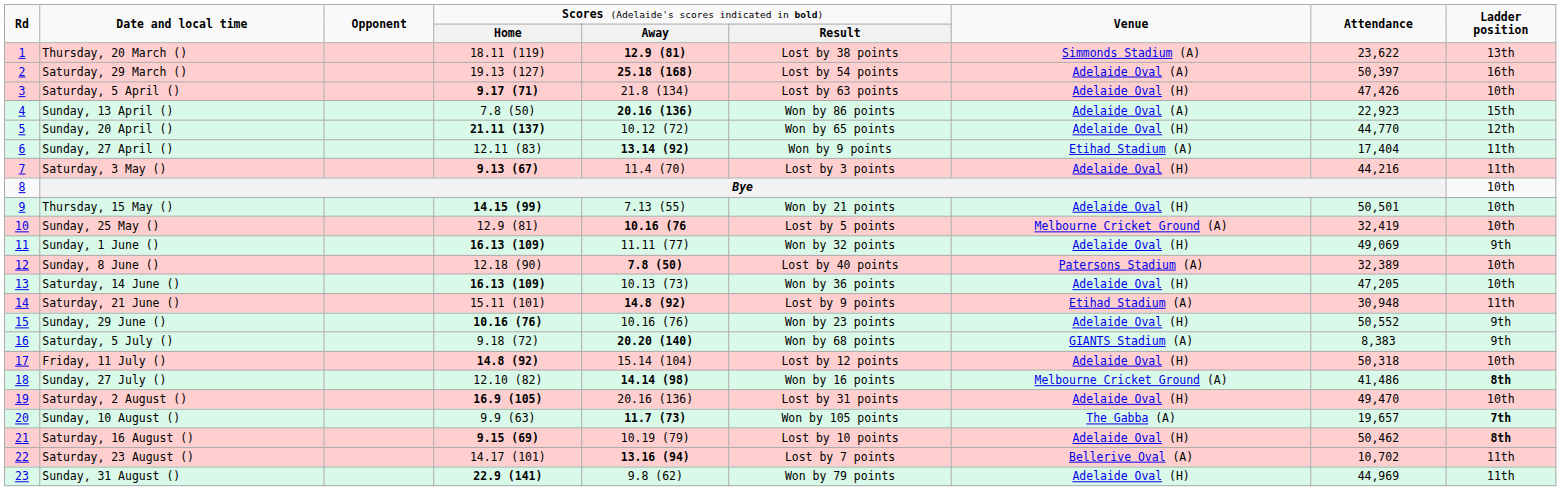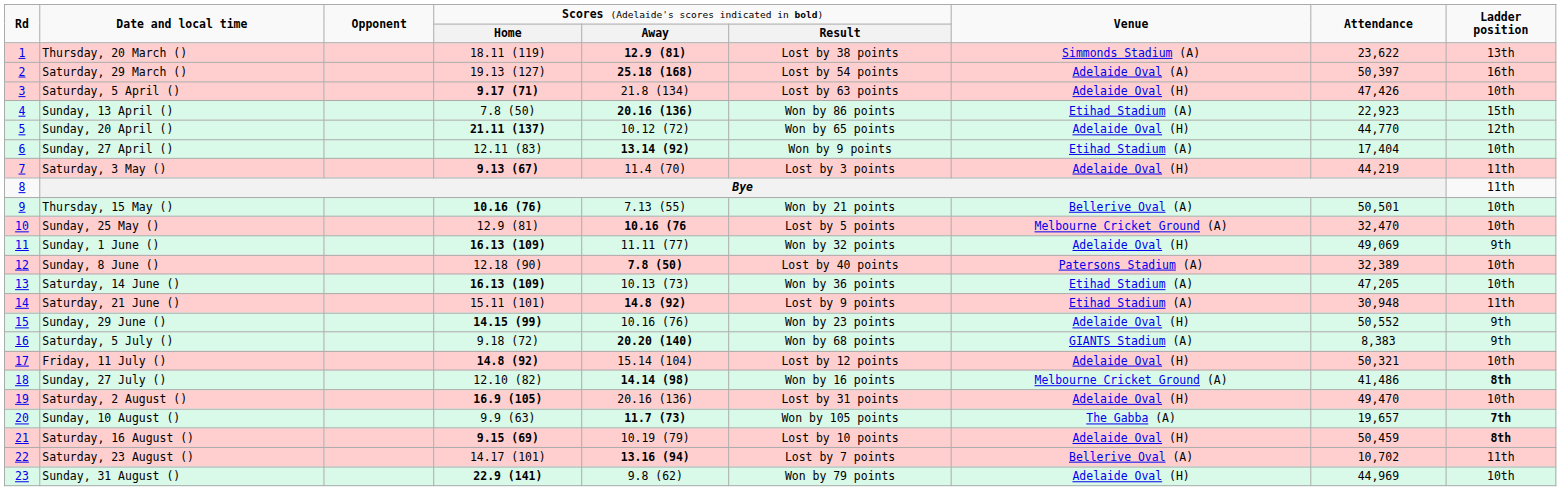(1131, 110) Adelaide Oval (A) -> (1131, 110) Etihad Stadium (A)
(1501, 149) 11th -> (1501, 149) 10th
(1378, 168) 44,216 -> (1378, 168) 44,219
(1501, 187) 10th -> (1501, 187) 11th
(508, 206) 14.15 (99) -> (508, 206) 10.16 (76)
(1131, 206) Adelaide Oval (H) -> (1131, 206) Bellerive Oval (A)
(1378, 226) 32,419 -> (1378, 226) 32,470
(1131, 283) Adelaide Oval (H) -> (1131, 283) Etihad Stadium (A)
(508, 322) 10.16 (76) -> (508, 322) 14.15 (99)
(1378, 361) 50,318 -> (1378, 361) 50,321
(1378, 438) 50,462 -> (1378, 438) 50,459
(1501, 476) 11th -> (1501, 476) 10th
